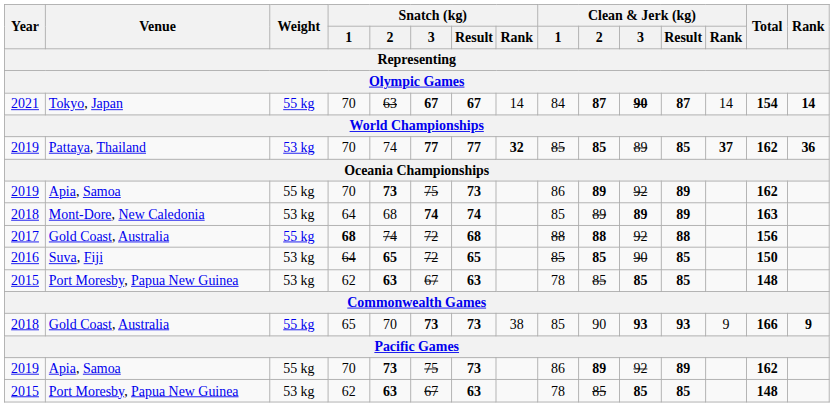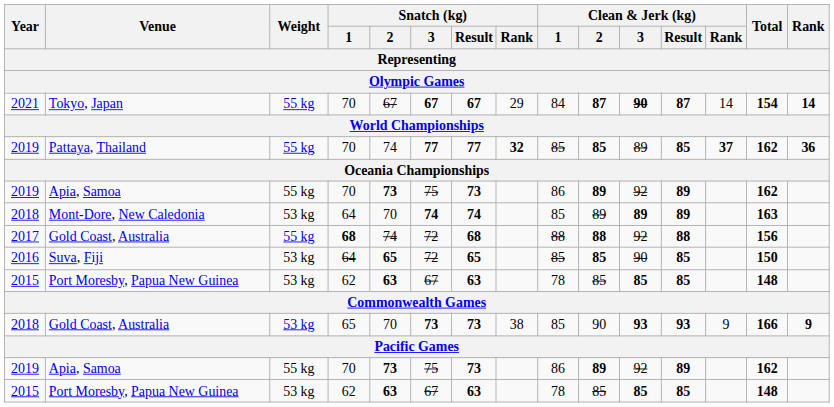(390, 103) 63 -> (390, 103) 67
(517, 103) 14 -> (517, 103) 29
(299, 147) 53 kg -> (299, 147) 55 kg
(390, 214) 68 -> (390, 214) 70
(299, 324) 55 kg -> (299, 324) 53 kg
